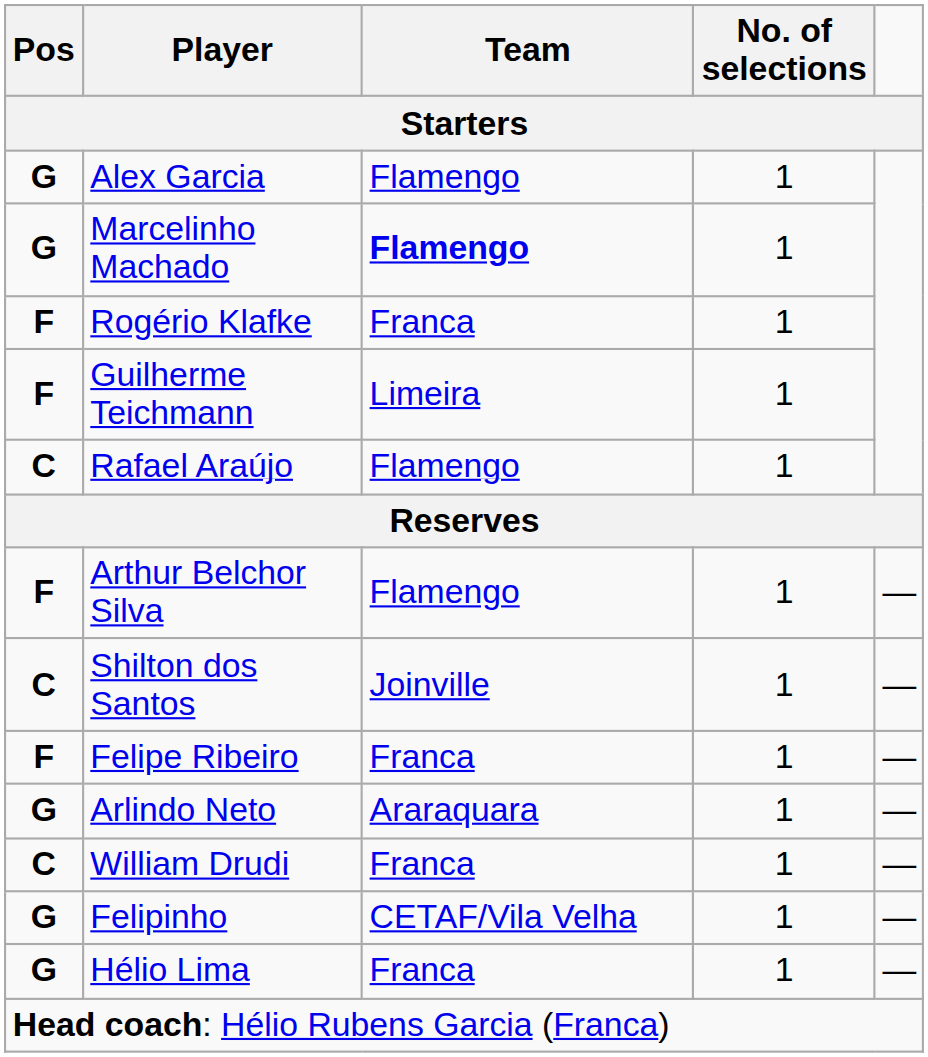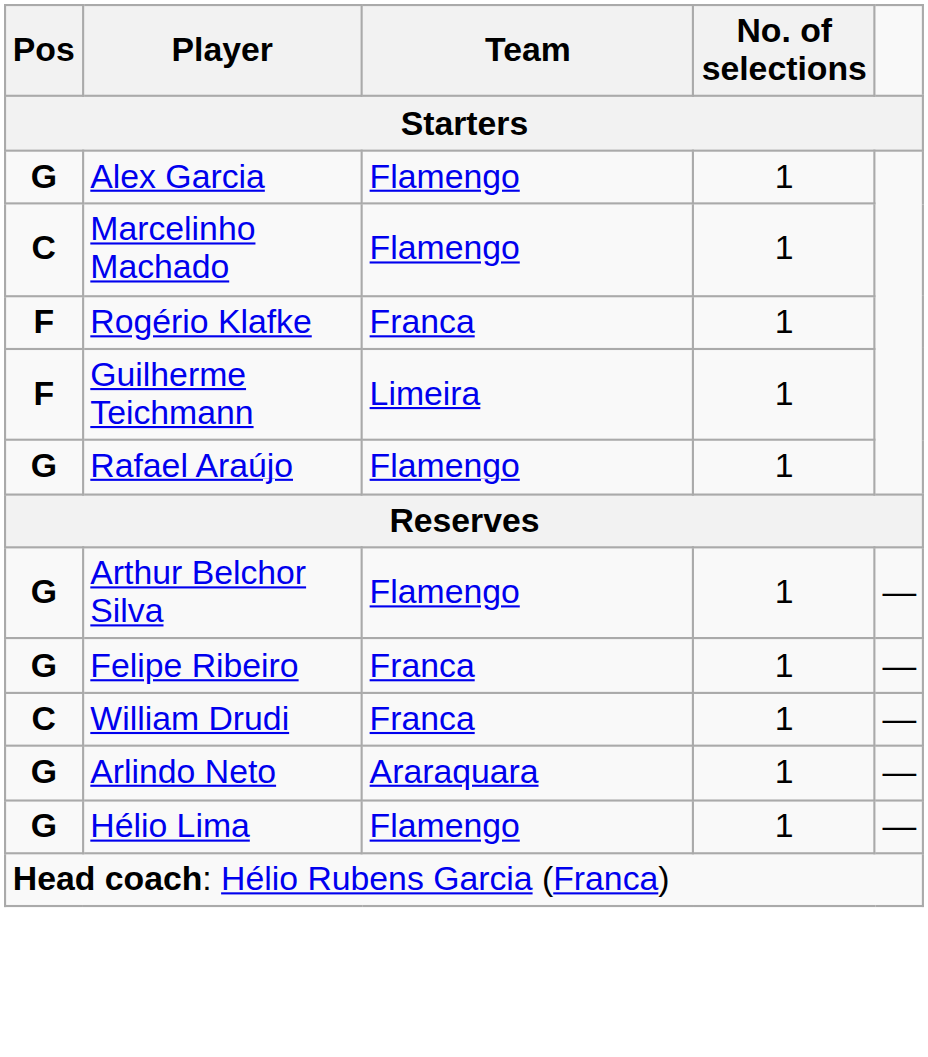(44, 248) G -> (44, 248) C
(449, 248) bold -> (445, 248) normal
(44, 466) C -> (44, 466) G
(44, 592) F -> (44, 592) G
- row: (174, 684)
(44, 756) F -> (44, 665) G
rows swapped: (183, 810) <-> (190, 863)
- row: (159, 917)
(422, 970) Franca -> (445, 825) Flamengo
